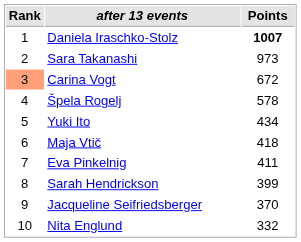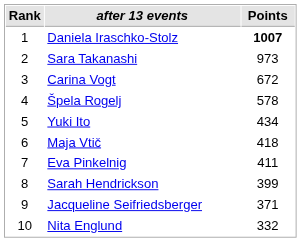(25, 80) lightsalmon background -> (25, 80) no background
(268, 205) 370 -> (268, 205) 371
